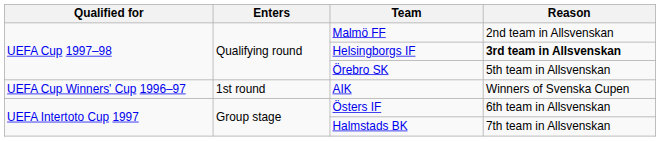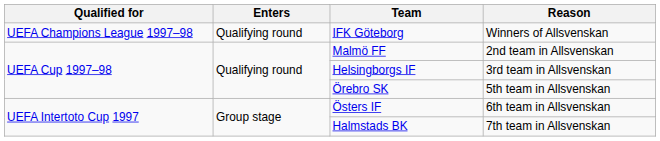+ row: (368, 32)
(554, 51) bold -> (548, 70) normal
- row: (342, 88)
